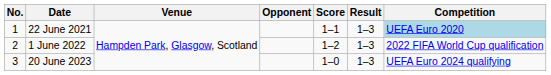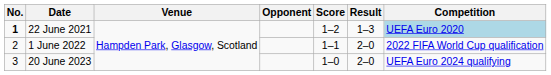(15, 29) normal -> (15, 29) bold
(331, 29) 1–1 -> (331, 29) 1–2
(331, 45) 1–2 -> (331, 45) 1–1
(366, 45) 1–3 -> (366, 45) 2–0
(366, 62) 1–3 -> (366, 62) 2–0
